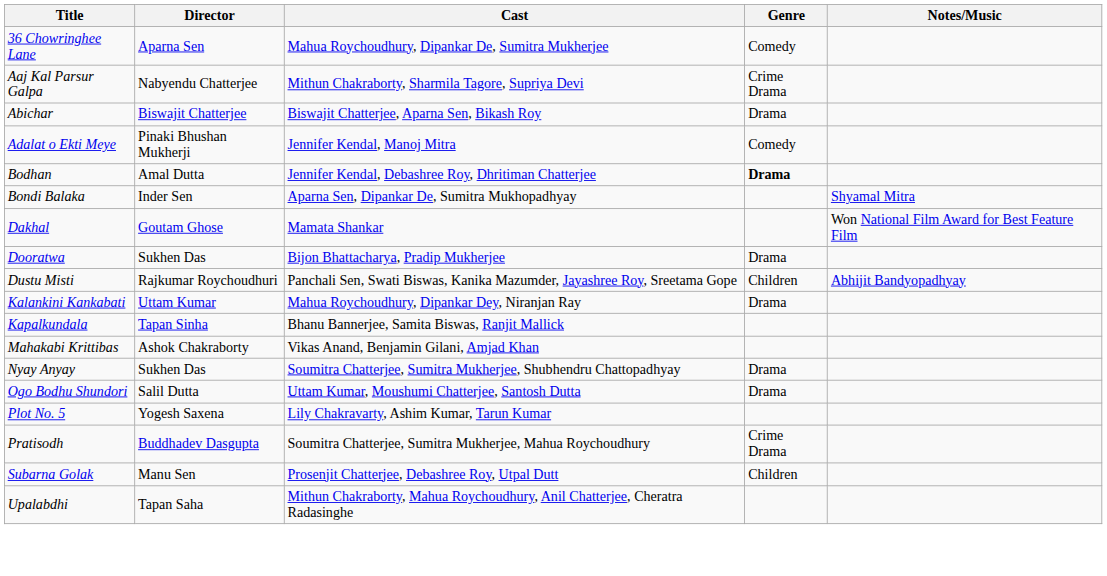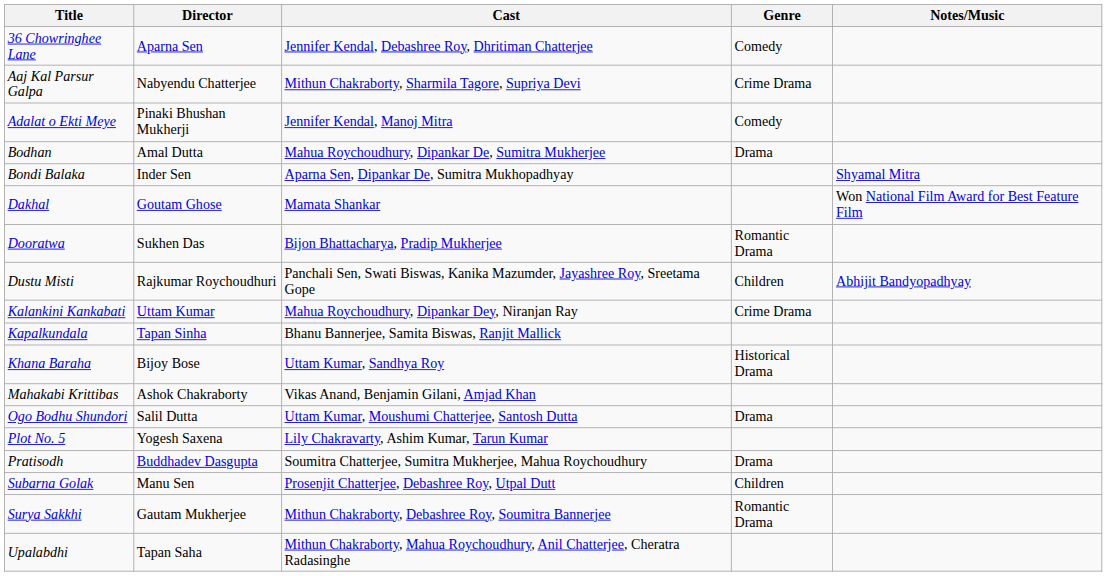(448, 45) Mahua Roychoudhury, Dipankar De, Sumitra Mukherjee -> (439, 45) Jennifer Kendal, Debashree Roy, Dhritiman Chatterjee
- row: (30, 114)
(442, 174) Jennifer Kendal, Debashree Roy, Dhritiman Chatterjee -> (445, 152) Mahua Roychoudhury, Dipankar De, Sumitra Mukherjee
(769, 174) bold -> (754, 152) normal
(767, 257) Drama -> (762, 243) Romantic Drama
(767, 302) Drama -> (773, 311) Crime Drama
+ row: (49, 364)
- row: (41, 369)
(767, 444) Crime Drama -> (754, 461) Drama
+ row: (45, 514)
